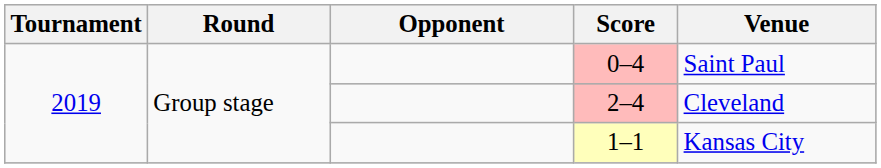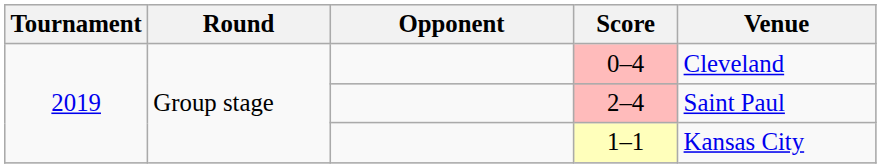(734, 63) Saint Paul -> (734, 63) Cleveland
(734, 102) Cleveland -> (734, 102) Saint Paul
